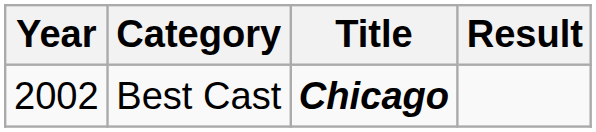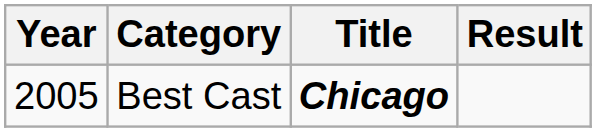(56, 95) 2002 -> (56, 95) 2005
